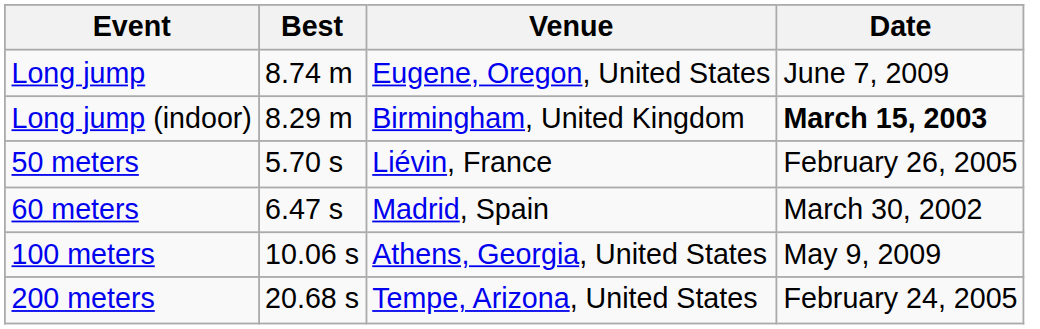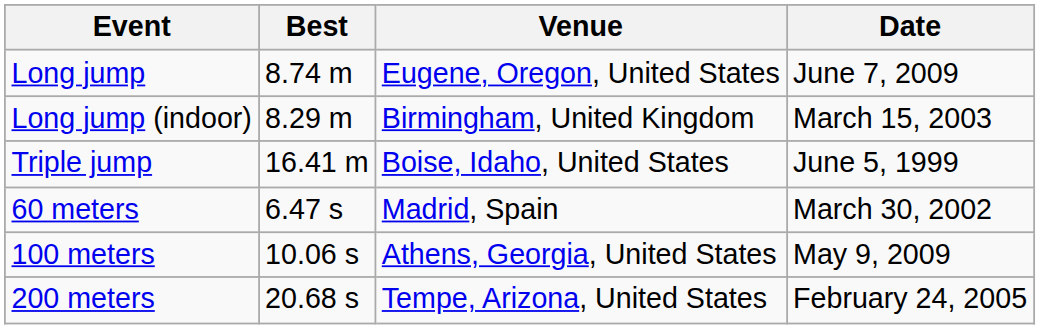(885, 118) bold -> (893, 118) normal
+ row: (82, 163)
- row: (75, 163)
